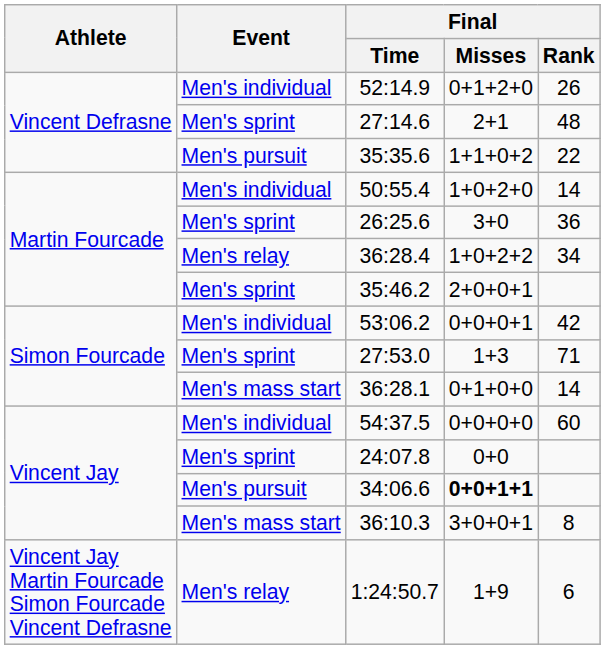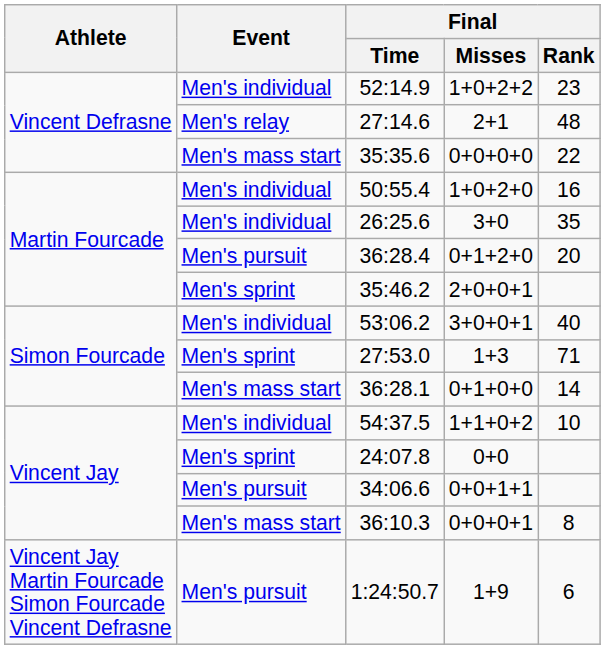(491, 89) 0+1+2+0 -> (491, 89) 1+0+2+2
(569, 89) 26 -> (569, 89) 23
(238, 122) Men's sprint -> (235, 122) Men's relay
(244, 156) Men's pursuit -> (261, 156) Men's mass start
(491, 156) 1+1+0+2 -> (491, 156) 0+0+0+0
(569, 189) 14 -> (569, 189) 16
(238, 223) Men's sprint -> (256, 223) Men's individual
(569, 223) 36 -> (569, 223) 35
(235, 256) Men's relay -> (244, 256) Men's pursuit
(491, 256) 1+0+2+2 -> (491, 256) 0+1+2+0
(569, 256) 34 -> (569, 256) 20
(491, 323) 0+0+0+1 -> (491, 323) 3+0+0+1
(569, 323) 42 -> (569, 323) 40
(491, 423) 0+0+0+0 -> (491, 423) 1+1+0+2
(569, 423) 60 -> (569, 423) 10
(491, 490) bold -> (491, 490) normal
(491, 523) 3+0+0+1 -> (491, 523) 0+0+0+1
(235, 592) Men's relay -> (244, 592) Men's pursuit
